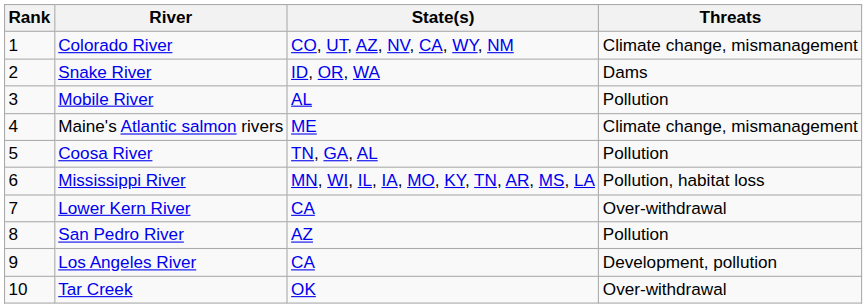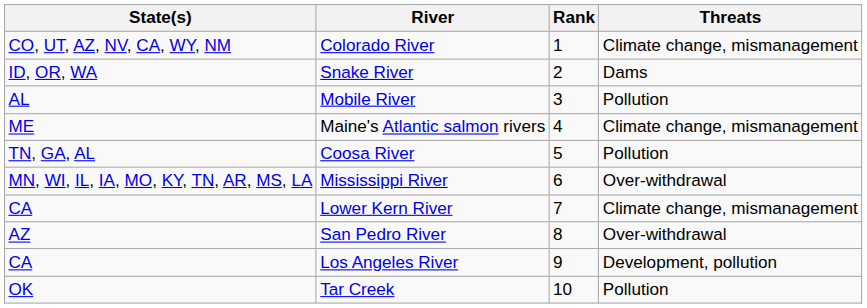columns swapped: (29, 18) <-> (443, 18)
(684, 180) Pollution, habitat loss -> (665, 180) Over-withdrawal
(665, 208) Over-withdrawal -> (730, 208) Climate change, mismanagement
(636, 235) Pollution -> (665, 235) Over-withdrawal
(665, 289) Over-withdrawal -> (636, 289) Pollution
